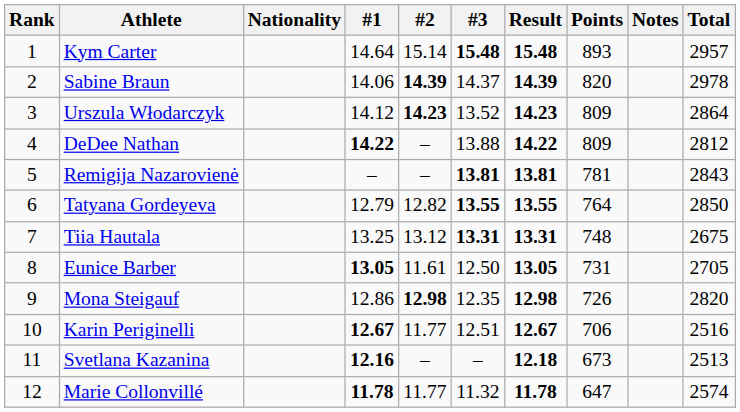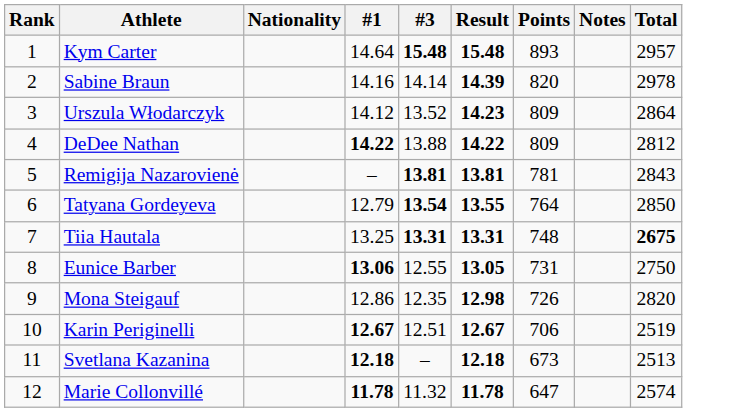- column: (425, 19)
(372, 81) 14.06 -> (372, 81) 14.16
(478, 81) 14.37 -> (425, 81) 14.14
(478, 205) 13.55 -> (425, 205) 13.54
(709, 236) normal -> (656, 236) bold
(372, 267) 13.05 -> (372, 267) 13.06
(478, 267) 12.50 -> (425, 267) 12.55
(709, 267) 2705 -> (656, 267) 2750
(709, 329) 2516 -> (656, 329) 2519
(372, 360) 12.16 -> (372, 360) 12.18
